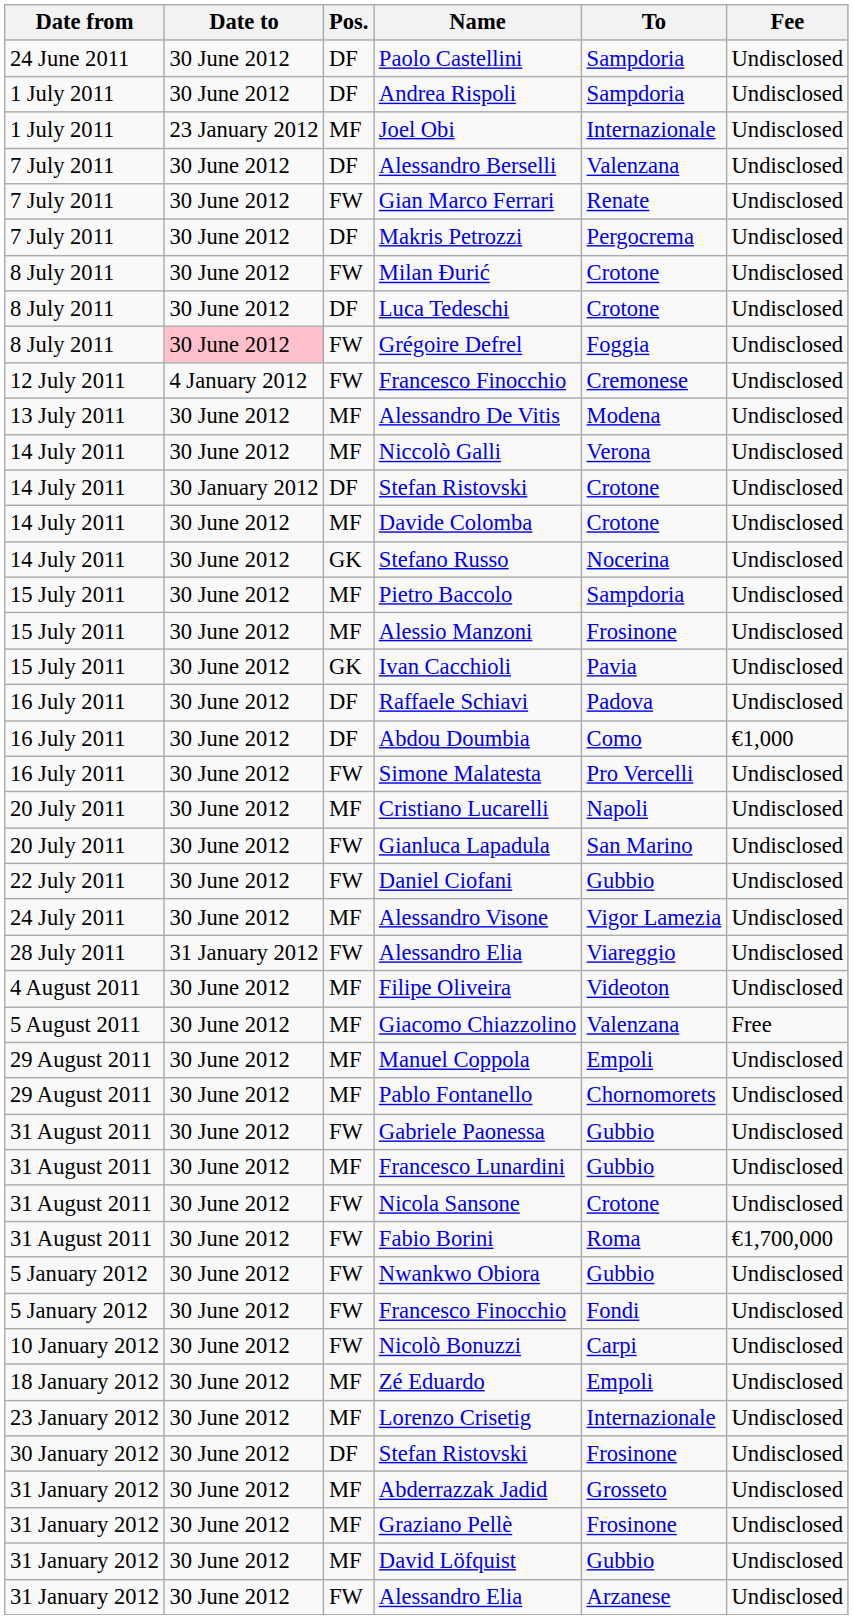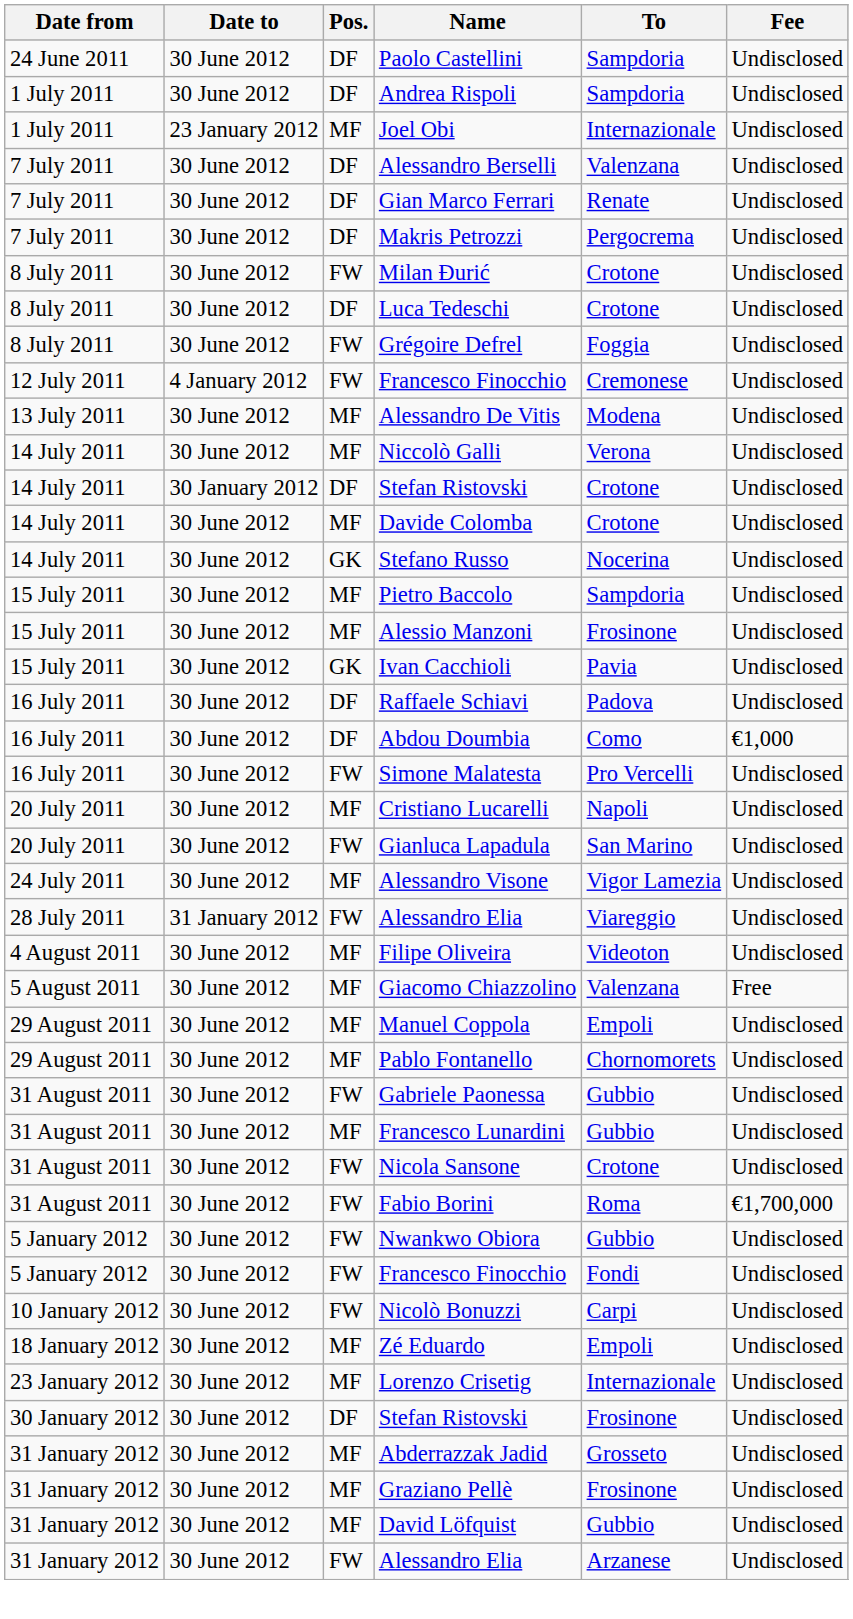(346, 201) FW -> (343, 201) DF
(230, 344) pink background -> (230, 344) no background
- row: (68, 881)
